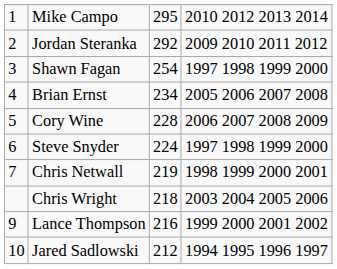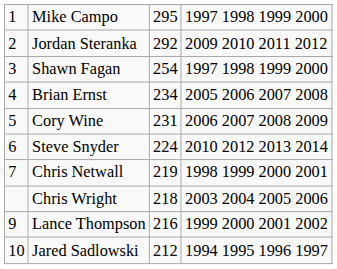(256, 17) 2010 2012 2013 2014 -> (256, 17) 1997 1998 1999 2000
(165, 120) 228 -> (165, 120) 231
(256, 146) 1997 1998 1999 2000 -> (256, 146) 2010 2012 2013 2014
